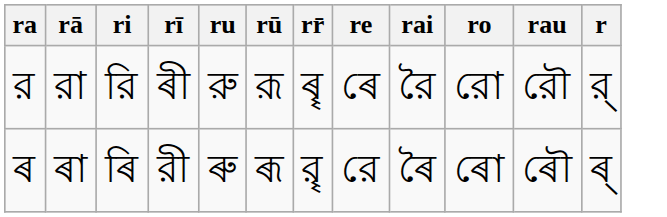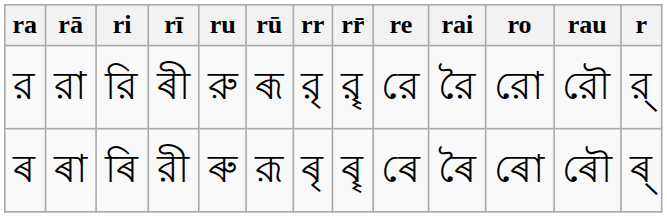+ column: (313, 25)
(268, 86) রূ -> (269, 86) ৰূ
(313, 86) ৰৄ -> (352, 86) রৄ
(361, 86) ৰে -> (400, 86) রে
(269, 168) ৰূ -> (268, 168) রূ
(312, 168) রৄ -> (353, 168) ৰৄ
(360, 168) রে -> (401, 168) ৰে
